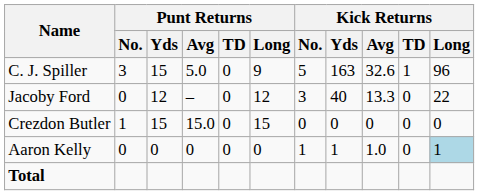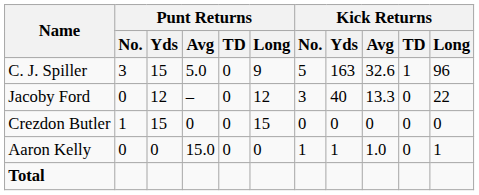(200, 123) 15.0 -> (190, 123) 0
(190, 149) 0 -> (200, 149) 15.0
(437, 149) lightblue background -> (437, 149) no background
